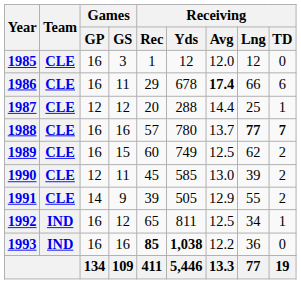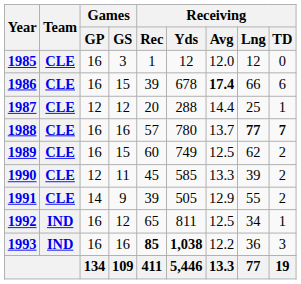(123, 84) 11 -> (123, 84) 15
(152, 84) 29 -> (152, 84) 39
(222, 175) 13.0 -> (222, 175) 13.3
(282, 244) 0 -> (282, 244) 3
